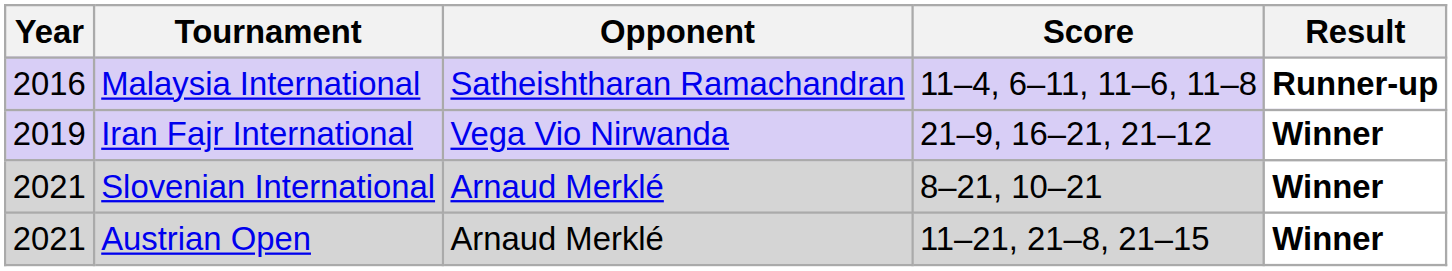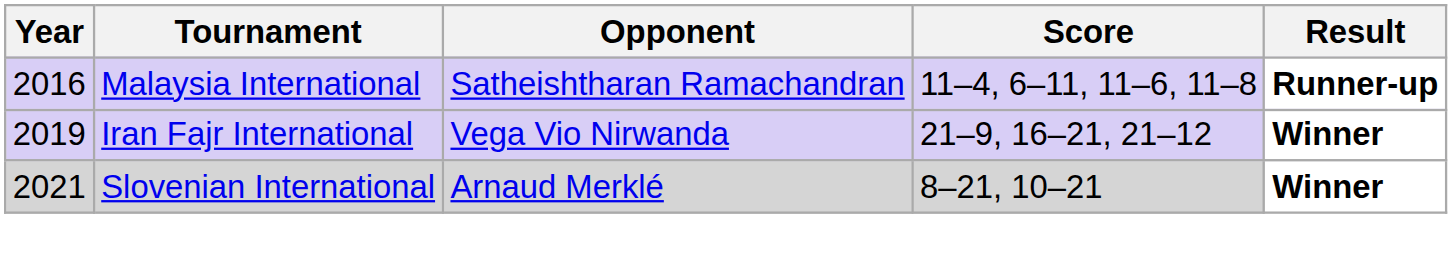- row: (206, 239)
